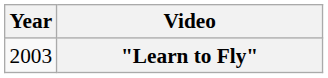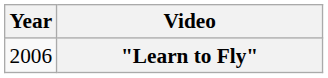(31, 55) 2003 -> (31, 55) 2006
